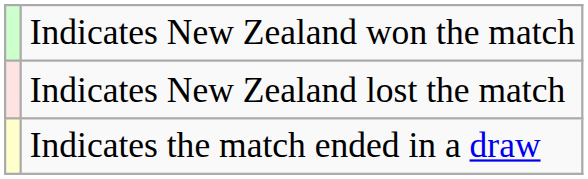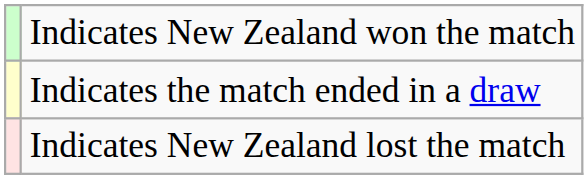rows swapped: (285, 145) <-> (297, 88)
